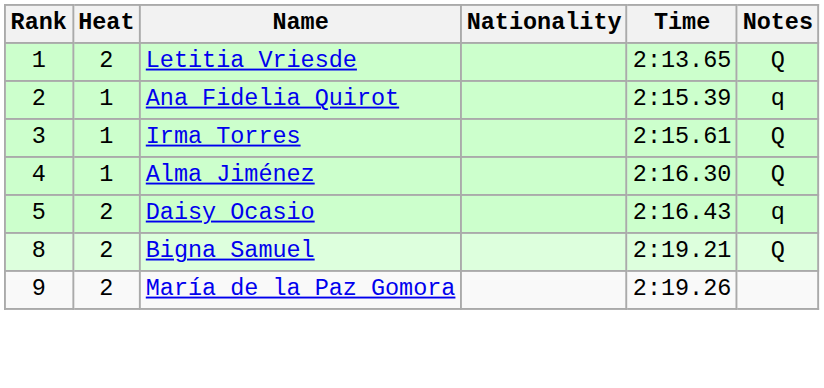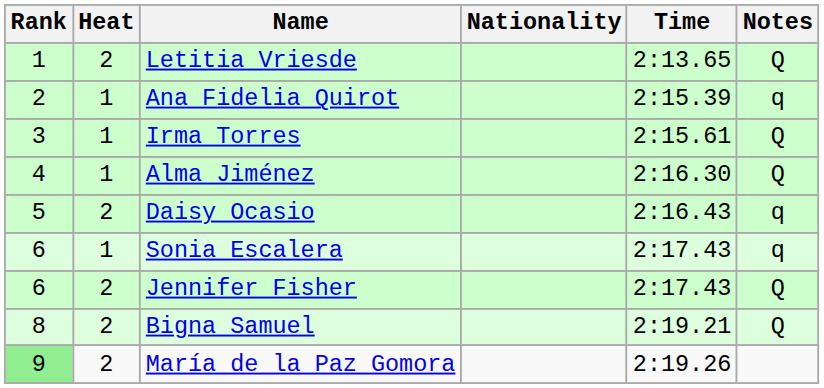+ row: (244, 252)
+ row: (251, 289)
(39, 289) no background -> (39, 365) lightgreen background
